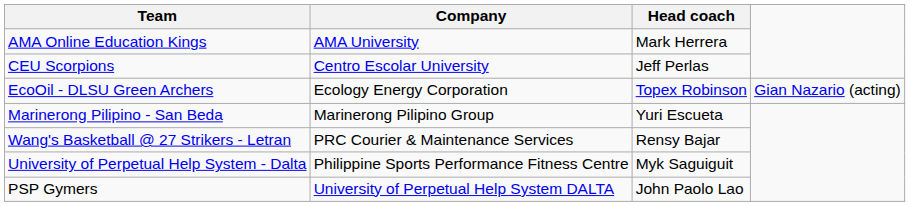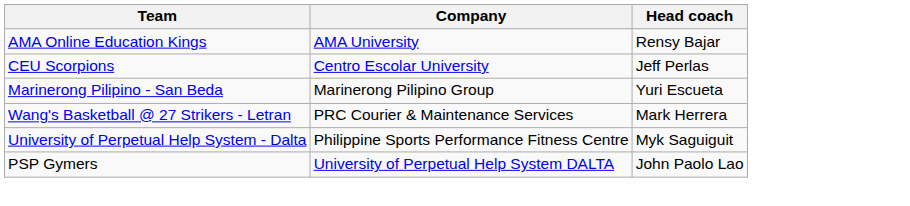(681, 41) Mark Herrera -> (678, 41) Rensy Bajar
- row: (111, 90)
(678, 139) Rensy Bajar -> (681, 115) Mark Herrera
